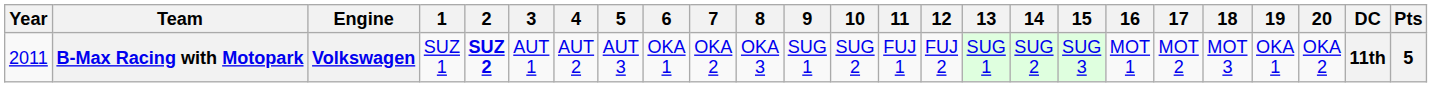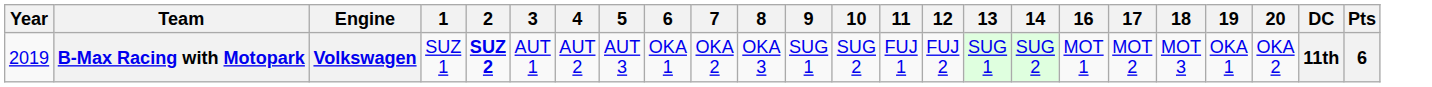- column: (1082, 19)
(28, 57) 2011 -> (29, 57) 2019
(1408, 57) 5 -> (1362, 57) 6
